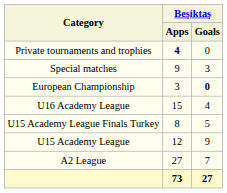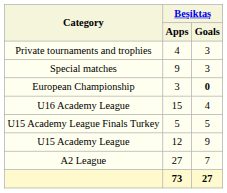(177, 50) bold -> (177, 50) normal
(207, 50) 0 -> (207, 50) 3
(177, 123) 8 -> (177, 123) 5
